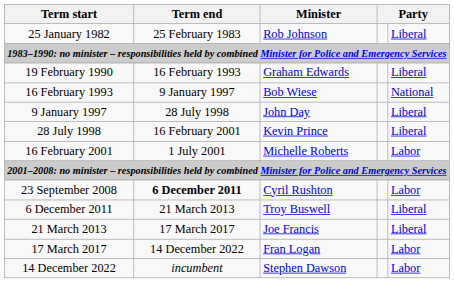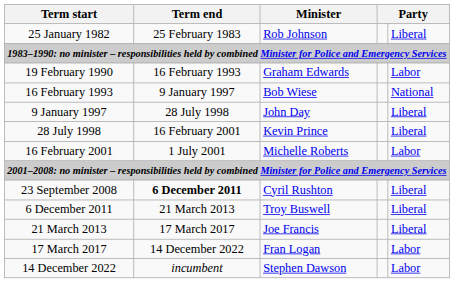(409, 72) Liberal -> (406, 72) Labor
(406, 190) Labor -> (409, 190) Liberal
